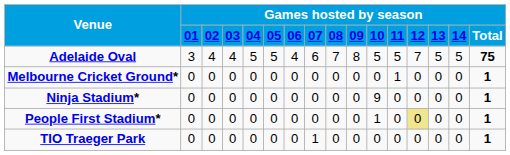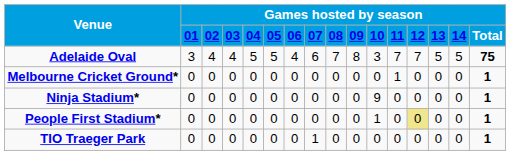(377, 56) 5 -> (377, 56) 3
(397, 56) 5 -> (397, 56) 7
